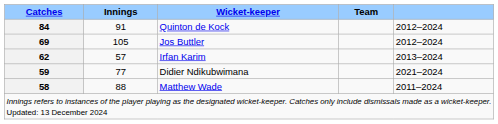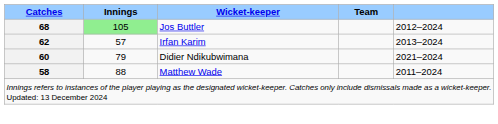- row: (194, 27)
(44, 42) 69 -> (44, 27) 68
(121, 42) no background -> (121, 27) lightgreen background
(44, 72) 59 -> (44, 57) 60
(121, 72) 77 -> (121, 57) 79
